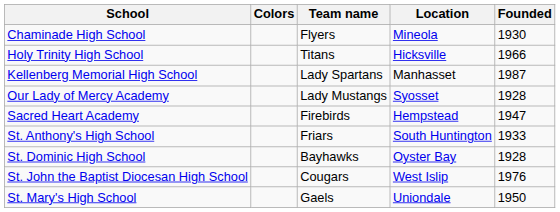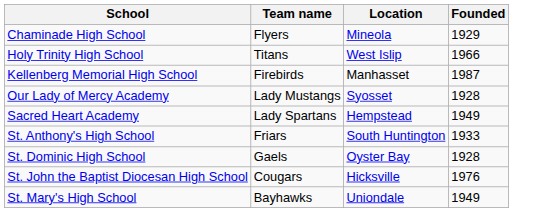- column: (274, 14)
(512, 34) 1930 -> (466, 34) 1929
(420, 55) Hicksville -> (374, 55) West Islip
(341, 75) Lady Spartans -> (279, 75) Firebirds
(325, 116) Firebirds -> (295, 116) Lady Spartans
(512, 116) 1947 -> (466, 116) 1949
(329, 156) Bayhawks -> (270, 156) Gaels
(421, 177) West Islip -> (373, 177) Hicksville
(317, 197) Gaels -> (283, 197) Bayhawks
(512, 197) 1950 -> (466, 197) 1949
